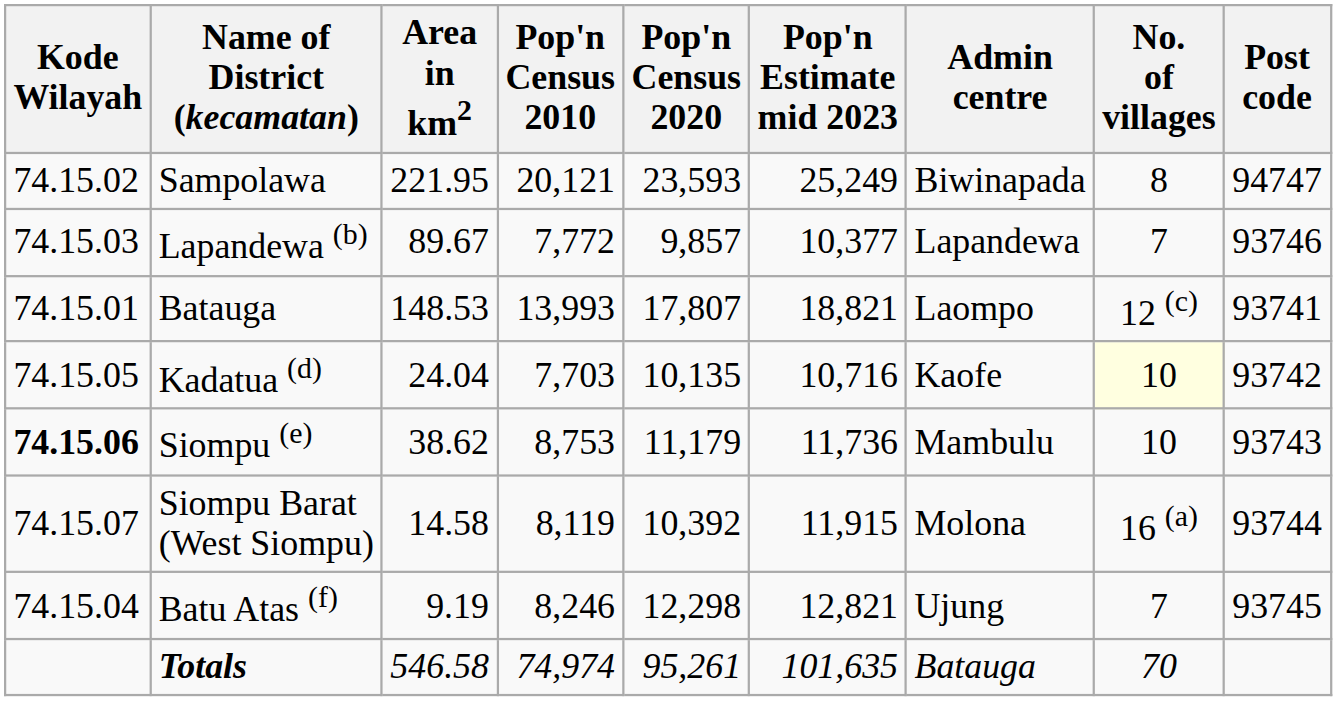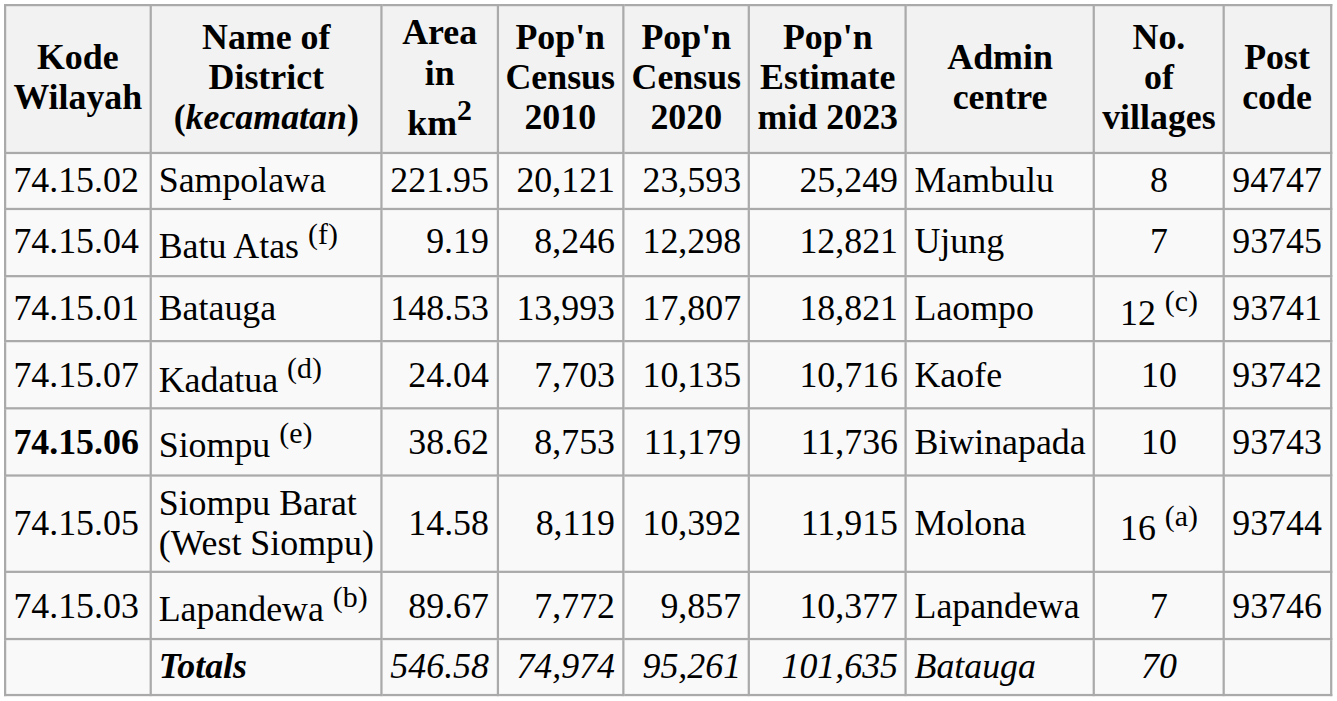(1000, 180) Biwinapada -> (984, 180) Mambulu
rows swapped: (263, 241) <-> (248, 605)
(76, 374) 74.15.05 -> (76, 374) 74.15.07
(1159, 374) lightyellow background -> (1159, 374) no background
(984, 441) Mambulu -> (1000, 441) Biwinapada
(76, 523) 74.15.07 -> (76, 523) 74.15.05
